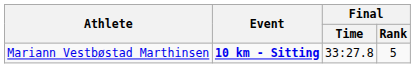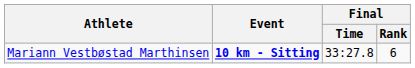(393, 53) 5 -> (393, 53) 6
